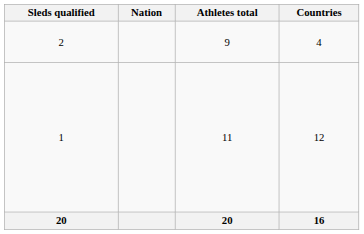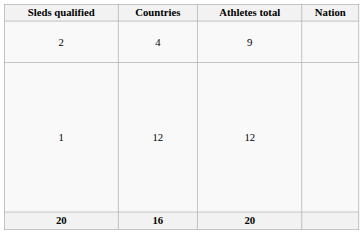columns swapped: (319, 13) <-> (147, 13)
(227, 137) 11 -> (250, 137) 12
